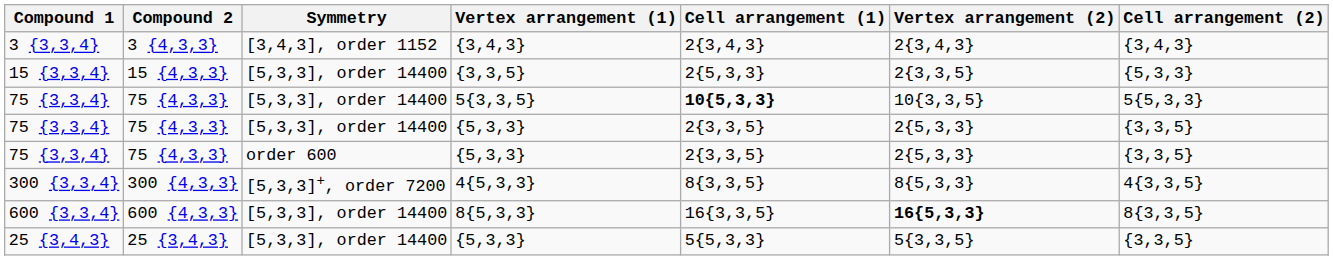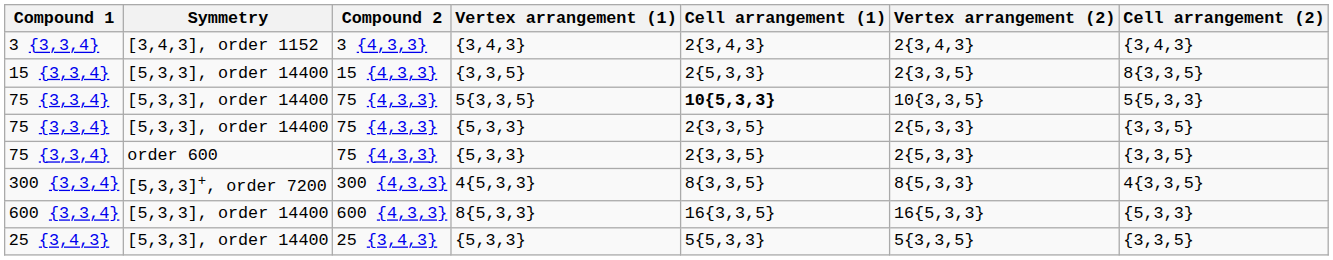columns swapped: (183, 18) <-> (347, 18)
(1159, 73) {5,3,3} -> (1164, 73) 8{3,3,5}
(939, 214) bold -> (939, 214) normal
(1164, 214) 8{3,3,5} -> (1159, 214) {5,3,3}
